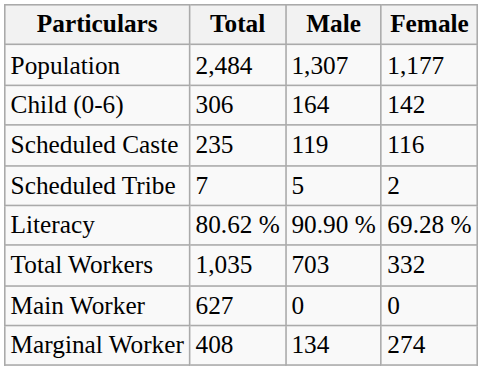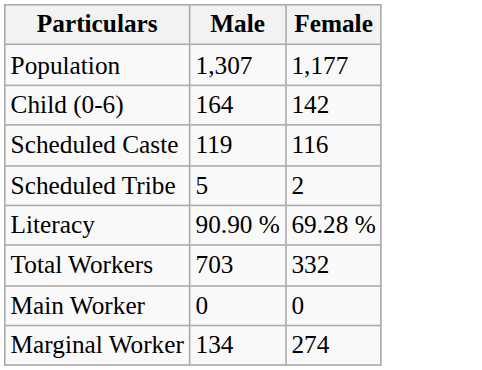- column: (238, 24)
